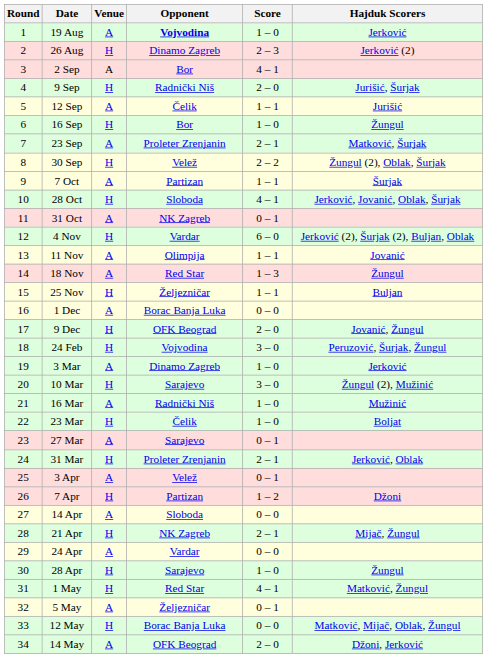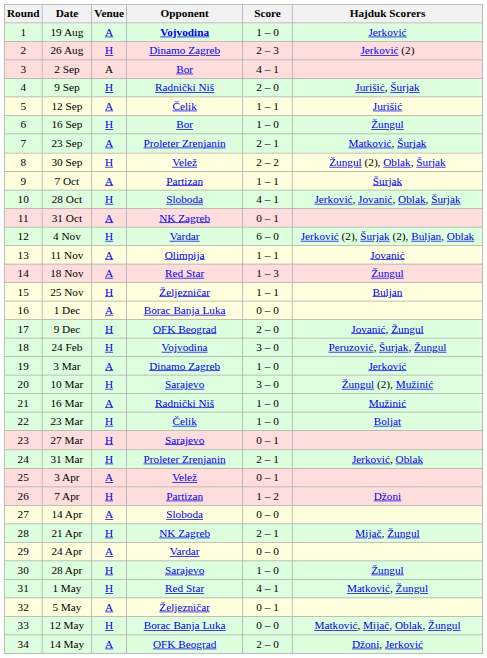(109, 440) A -> (109, 440) H
